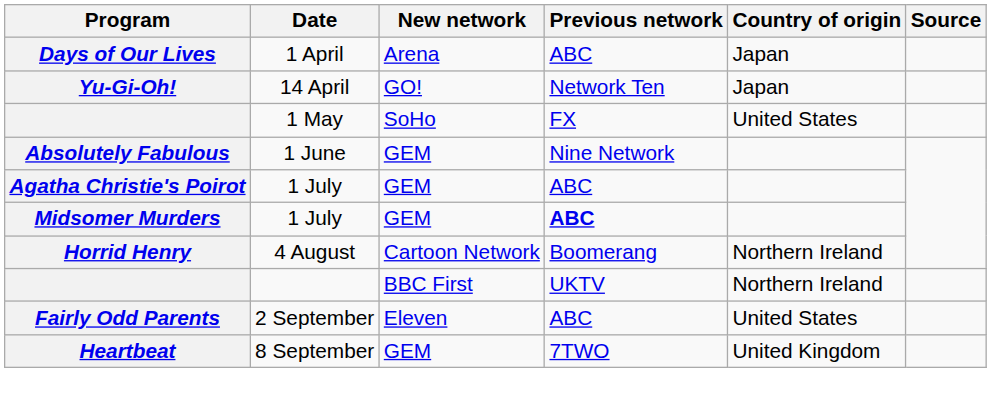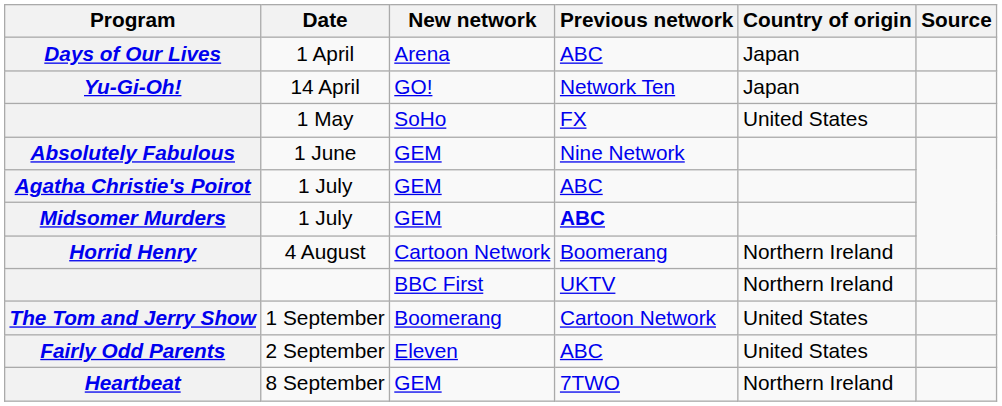+ row: (133, 317)
(806, 350) United Kingdom -> (818, 383) Northern Ireland
